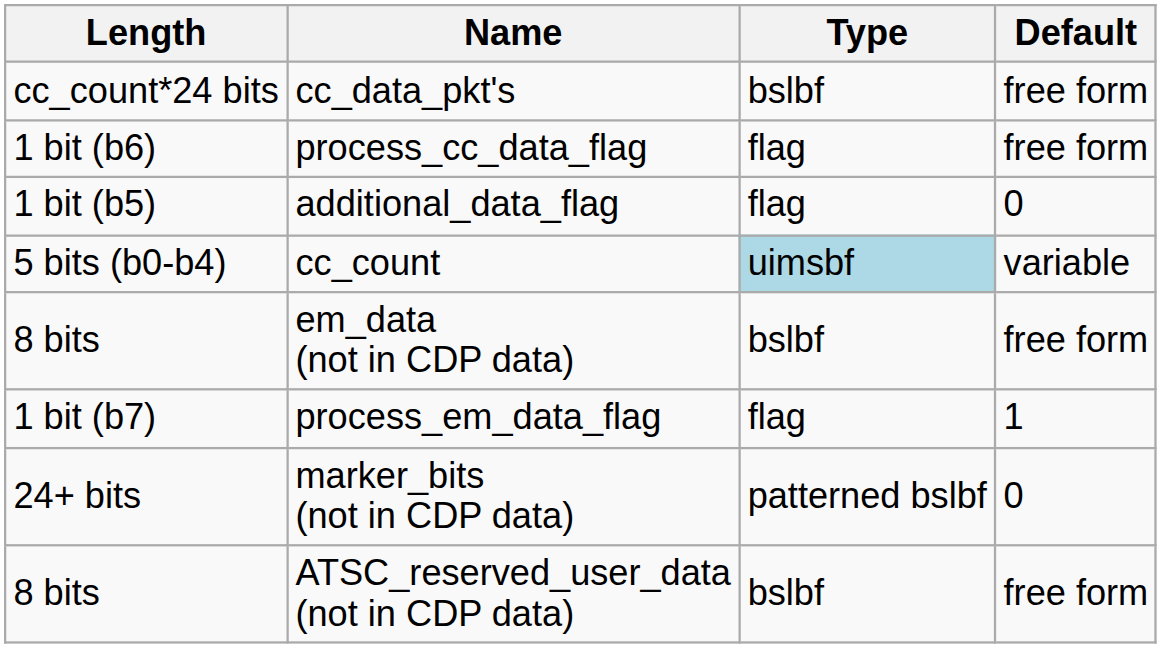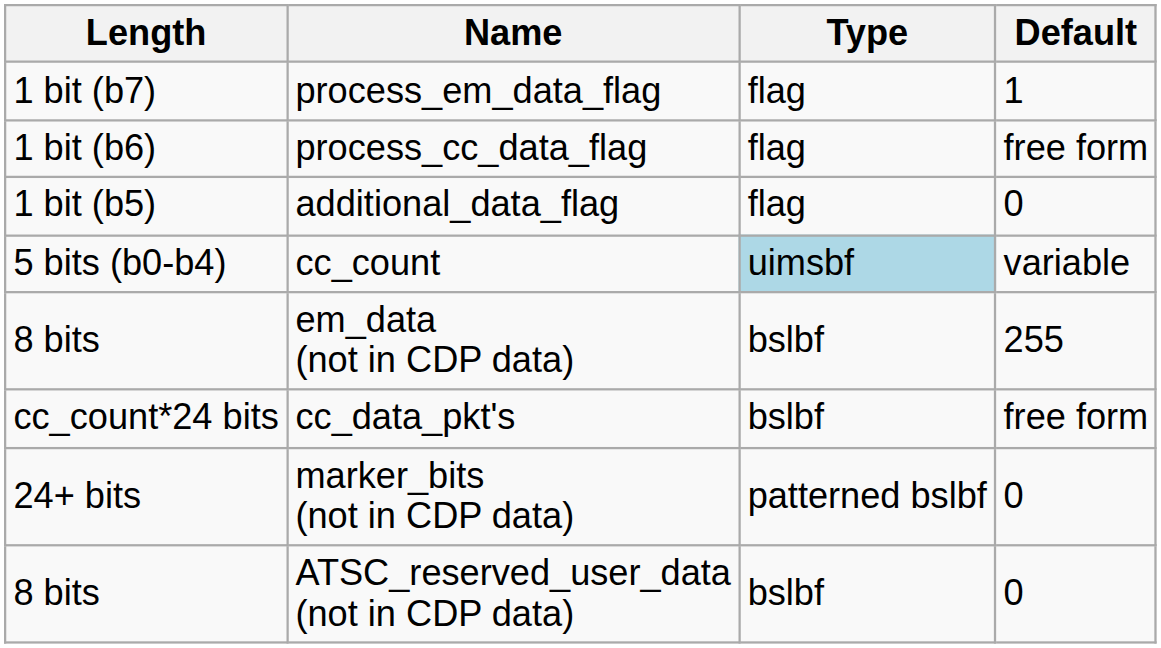rows swapped: (478, 417) <-> (405, 90)
(1076, 340) free form -> (1034, 340) 255
(1076, 593) free form -> (1014, 593) 0
